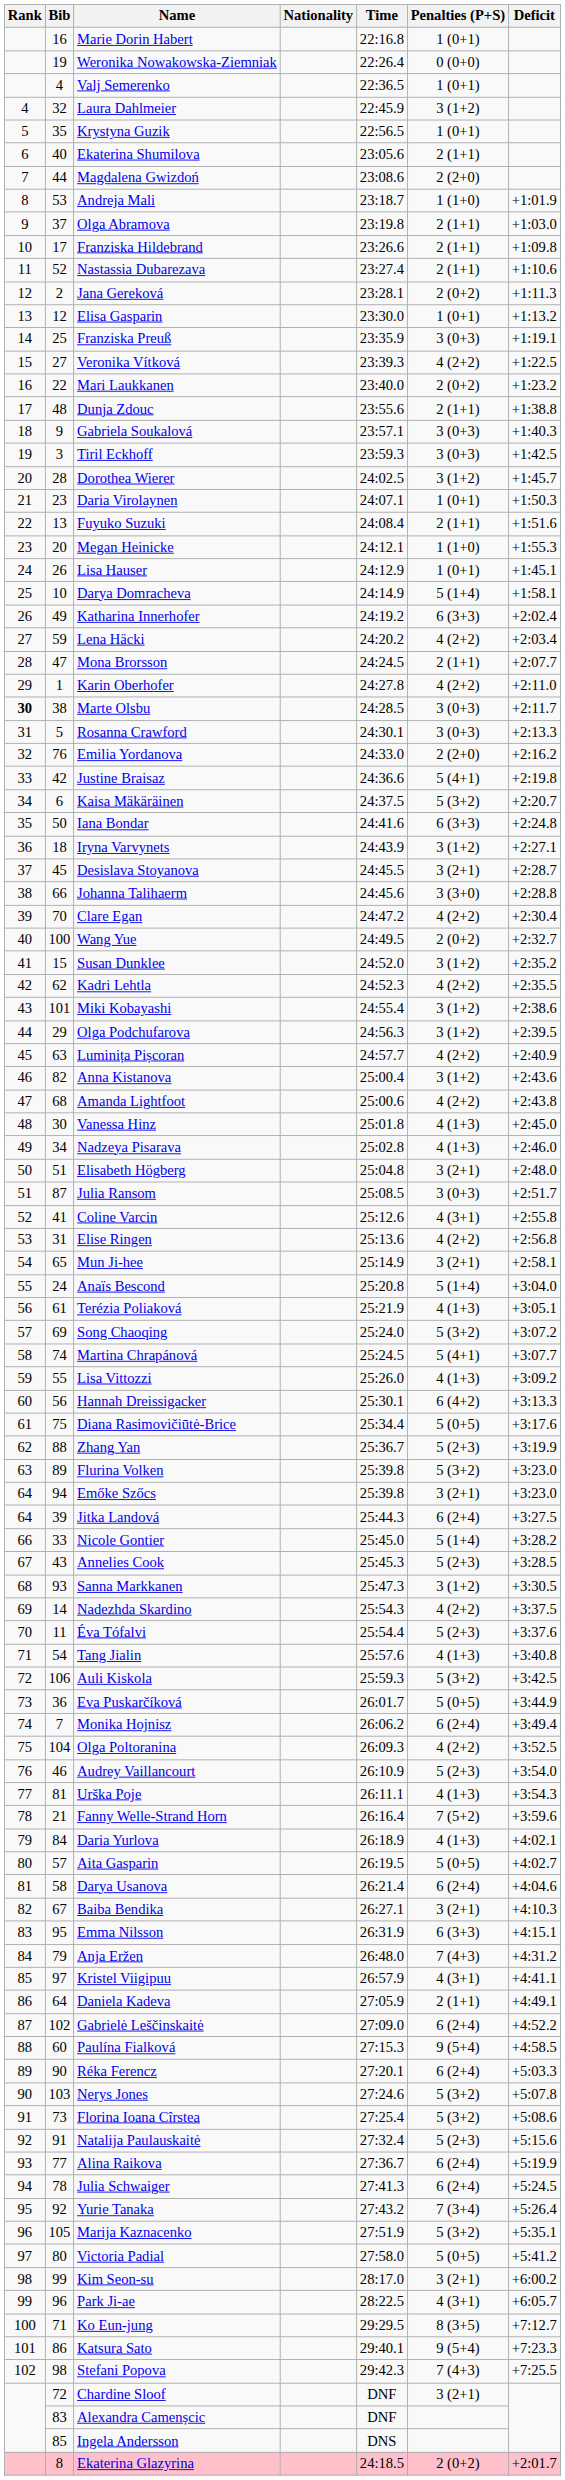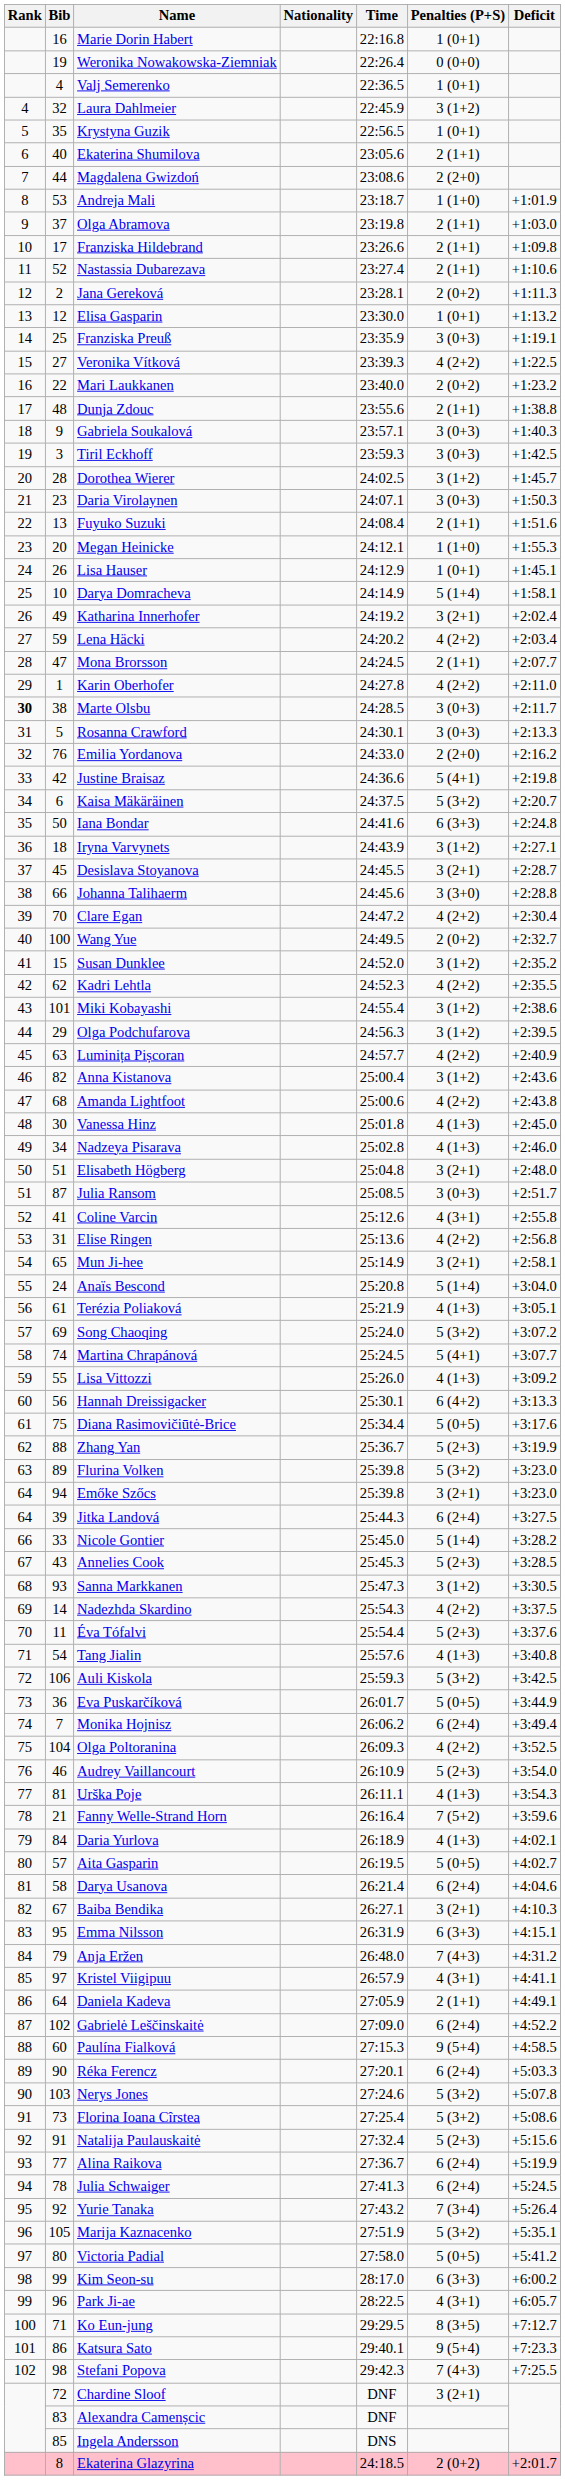(458, 500) 1 (0+1) -> (458, 500) 3 (0+3)
(458, 616) 6 (3+3) -> (458, 616) 3 (2+1)
(458, 2278) 3 (2+1) -> (458, 2278) 6 (3+3)
